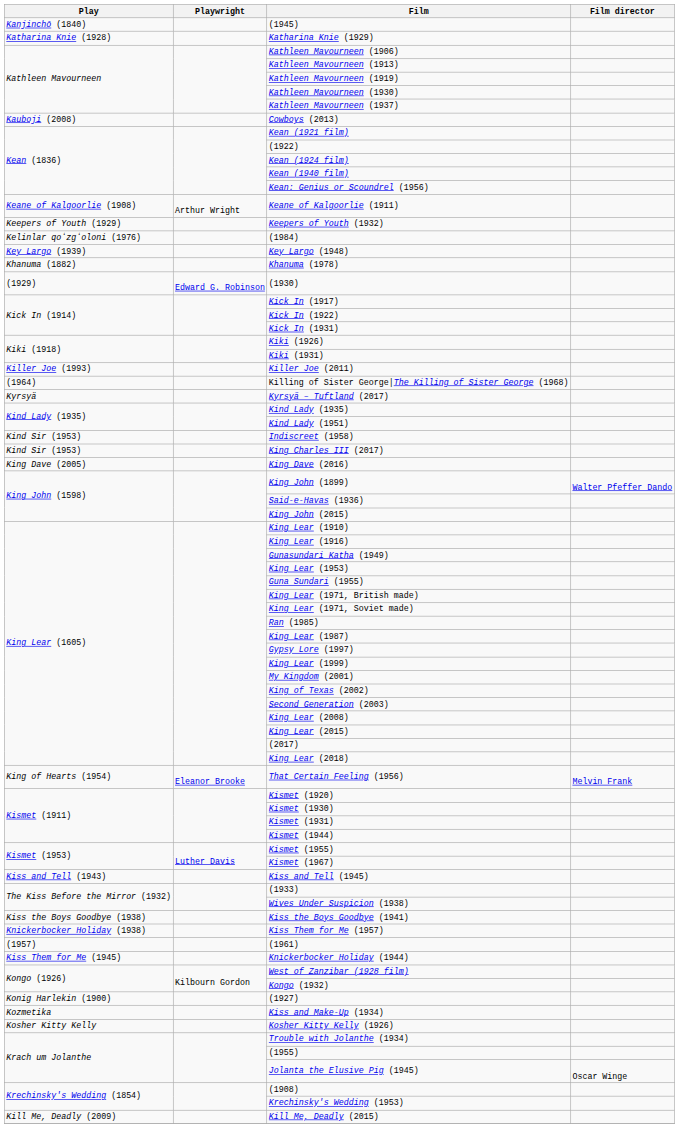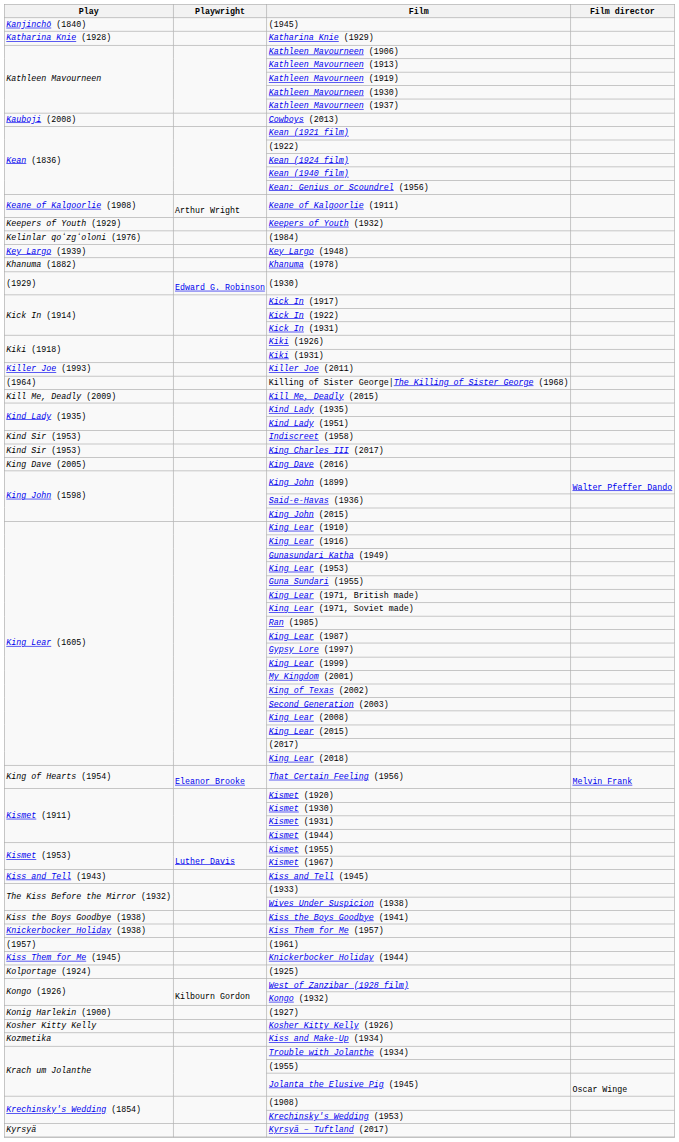rows swapped: (324, 1117) <-> (329, 396)
+ row: (284, 972)
rows swapped: (331, 1026) <-> (326, 1012)
